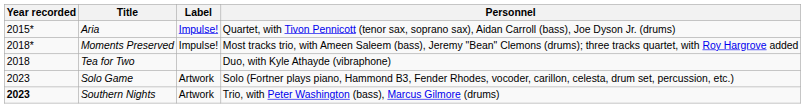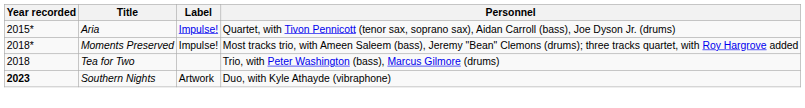(307, 62) Duo, with Kyle Athayde (vibraphone) -> (361, 62) Trio, with Peter Washington (bass), Marcus Gilmore (drums)
- row: (107, 78)
(361, 95) Trio, with Peter Washington (bass), Marcus Gilmore (drums) -> (307, 78) Duo, with Kyle Athayde (vibraphone)
